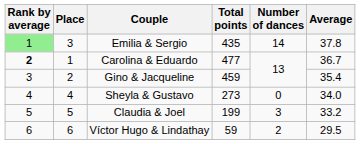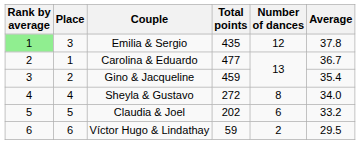(278, 43) 14 -> (278, 43) 12
(29, 60) bold -> (29, 60) normal
(231, 95) 273 -> (231, 95) 272
(278, 95) 0 -> (278, 95) 8
(231, 113) 199 -> (231, 113) 202
(278, 113) 3 -> (278, 113) 6
